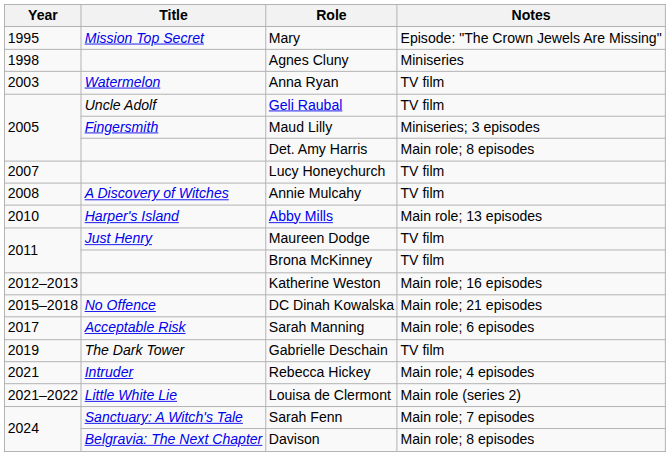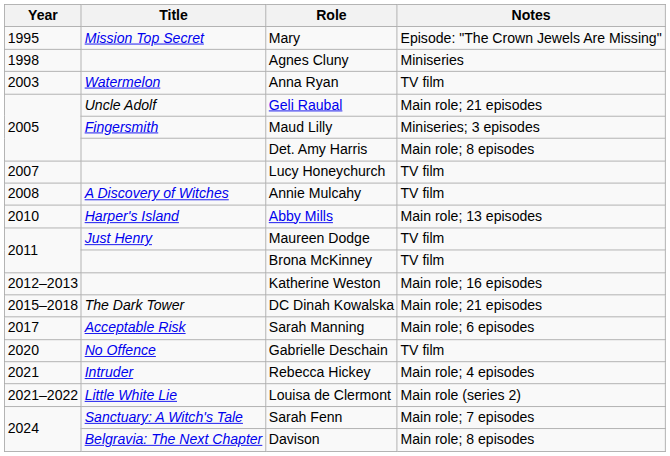(422, 104) TV film -> (471, 104) Main role; 21 episodes
(120, 305) No Offence -> (134, 305) The Dark Tower
(23, 350) 2019 -> (23, 350) 2020
(134, 350) The Dark Tower -> (120, 350) No Offence
